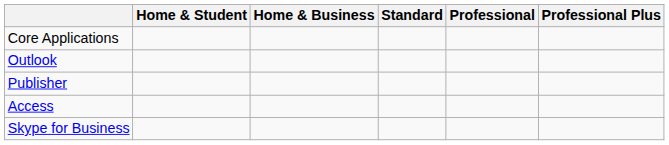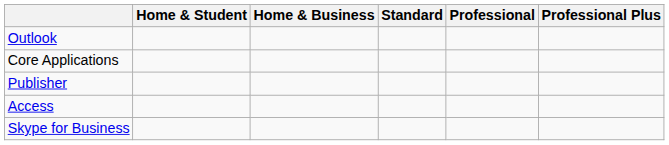rows swapped: (63, 38) <-> (32, 60)
